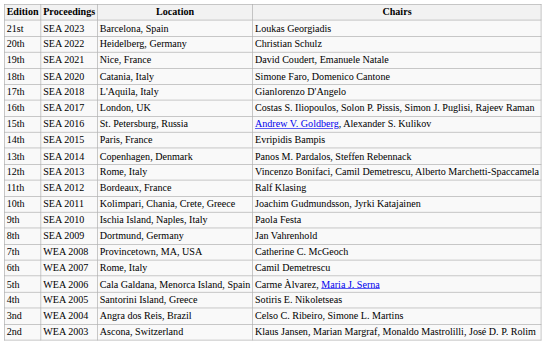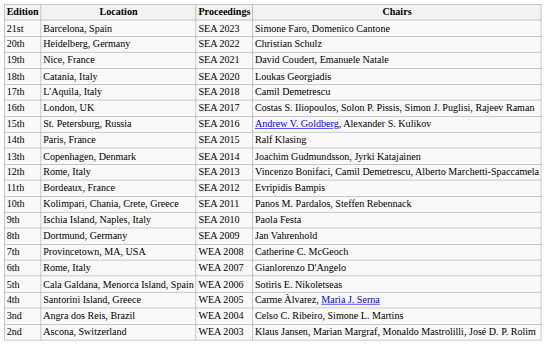columns swapped: (69, 12) <-> (175, 12)
(293, 28) Loukas Georgiadis -> (322, 28) Simone Faro, Domenico Cantone
(322, 76) Simone Faro, Domenico Cantone -> (293, 76) Loukas Georgiadis
(301, 92) Gianlorenzo D'Angelo -> (293, 92) Camil Demetrescu
(290, 140) Evripidis Bampis -> (281, 140) Ralf Klasing
(333, 156) Panos M. Pardalos, Steffen Rebennack -> (338, 156) Joachim Gudmundsson, Jyrki Katajainen
(281, 188) Ralf Klasing -> (290, 188) Evripidis Bampis
(338, 204) Joachim Gudmundsson, Jyrki Katajainen -> (333, 204) Panos M. Pardalos, Steffen Rebennack
(293, 268) Camil Demetrescu -> (301, 268) Gianlorenzo D'Angelo
(317, 284) Carme Àlvarez, Maria J. Serna -> (299, 284) Sotiris E. Nikoletseas
(299, 300) Sotiris E. Nikoletseas -> (317, 300) Carme Àlvarez, Maria J. Serna
